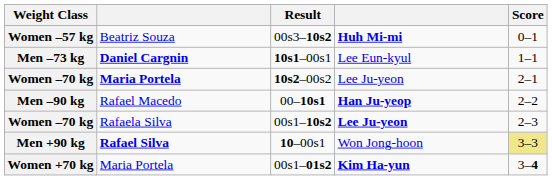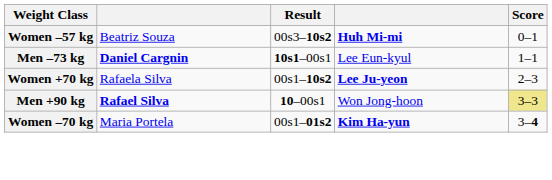- row: (303, 79)
- row: (303, 100)
(51, 121) Women –70 kg -> (51, 79) Women +70 kg
(51, 164) Women +70 kg -> (51, 121) Women –70 kg
